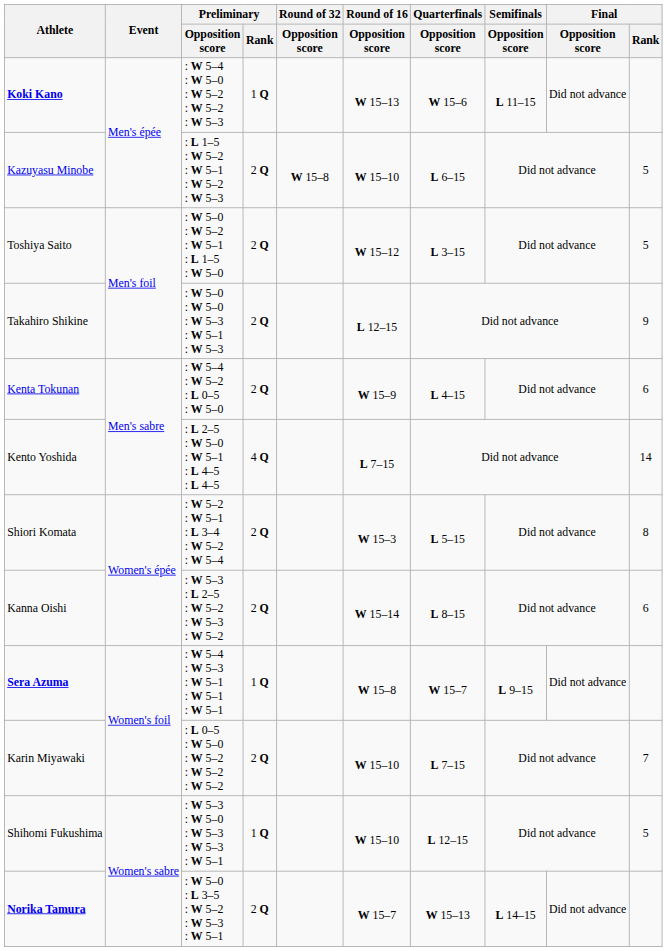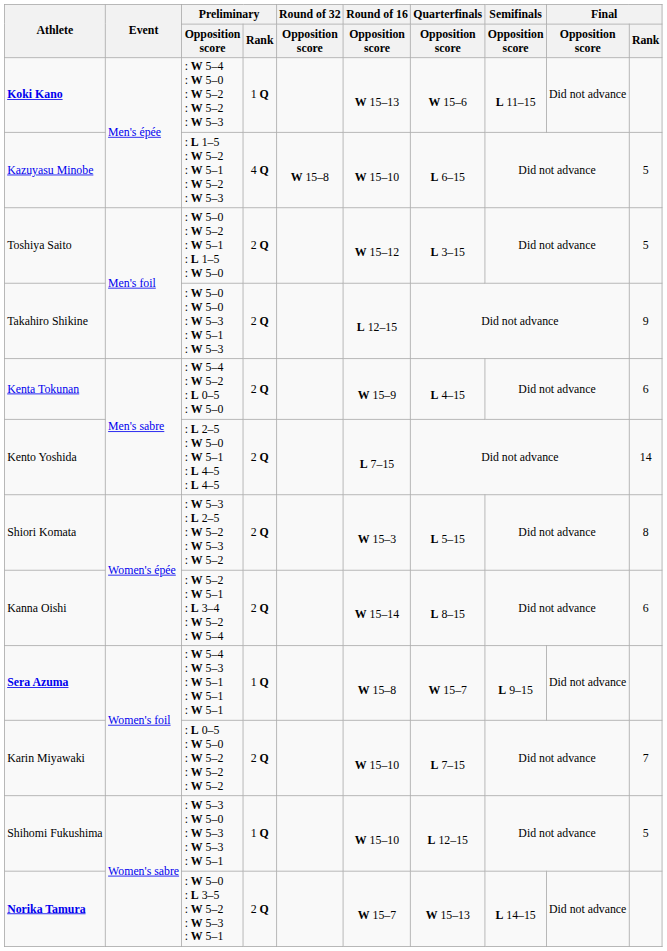(260, 170) 2 Q -> (260, 170) 4 Q
(260, 457) 4 Q -> (260, 457) 2 Q
(204, 532) : W 5–2 : W 5–1 : L 3–4 : W 5–2 : W 5–4 -> (204, 532) : W 5–3 : L 2–5 : W 5–2 : W 5–3 : W 5–2
(204, 608) : W 5–3 : L 2–5 : W 5–2 : W 5–3 : W 5–2 -> (204, 608) : W 5–2 : W 5–1 : L 3–4 : W 5–2 : W 5–4
